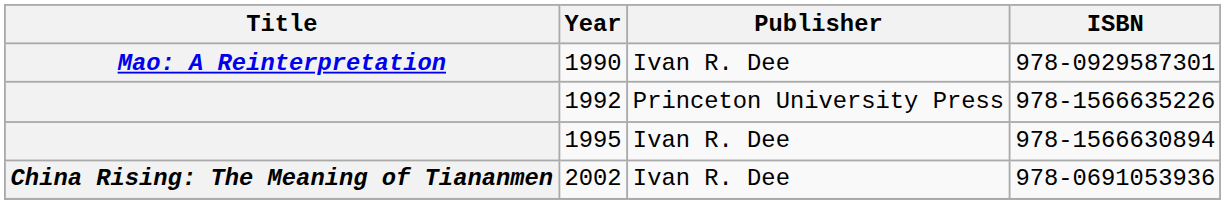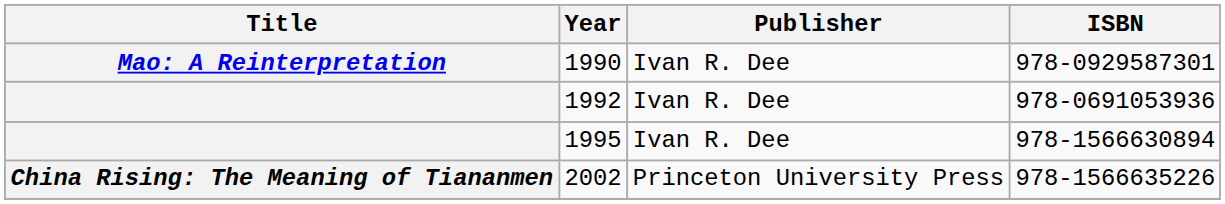(818, 102) Princeton University Press -> (711, 102) Ivan R. Dee
(1115, 102) 978-1566635226 -> (1115, 102) 978-0691053936
(711, 179) Ivan R. Dee -> (818, 179) Princeton University Press
(1115, 179) 978-0691053936 -> (1115, 179) 978-1566635226
